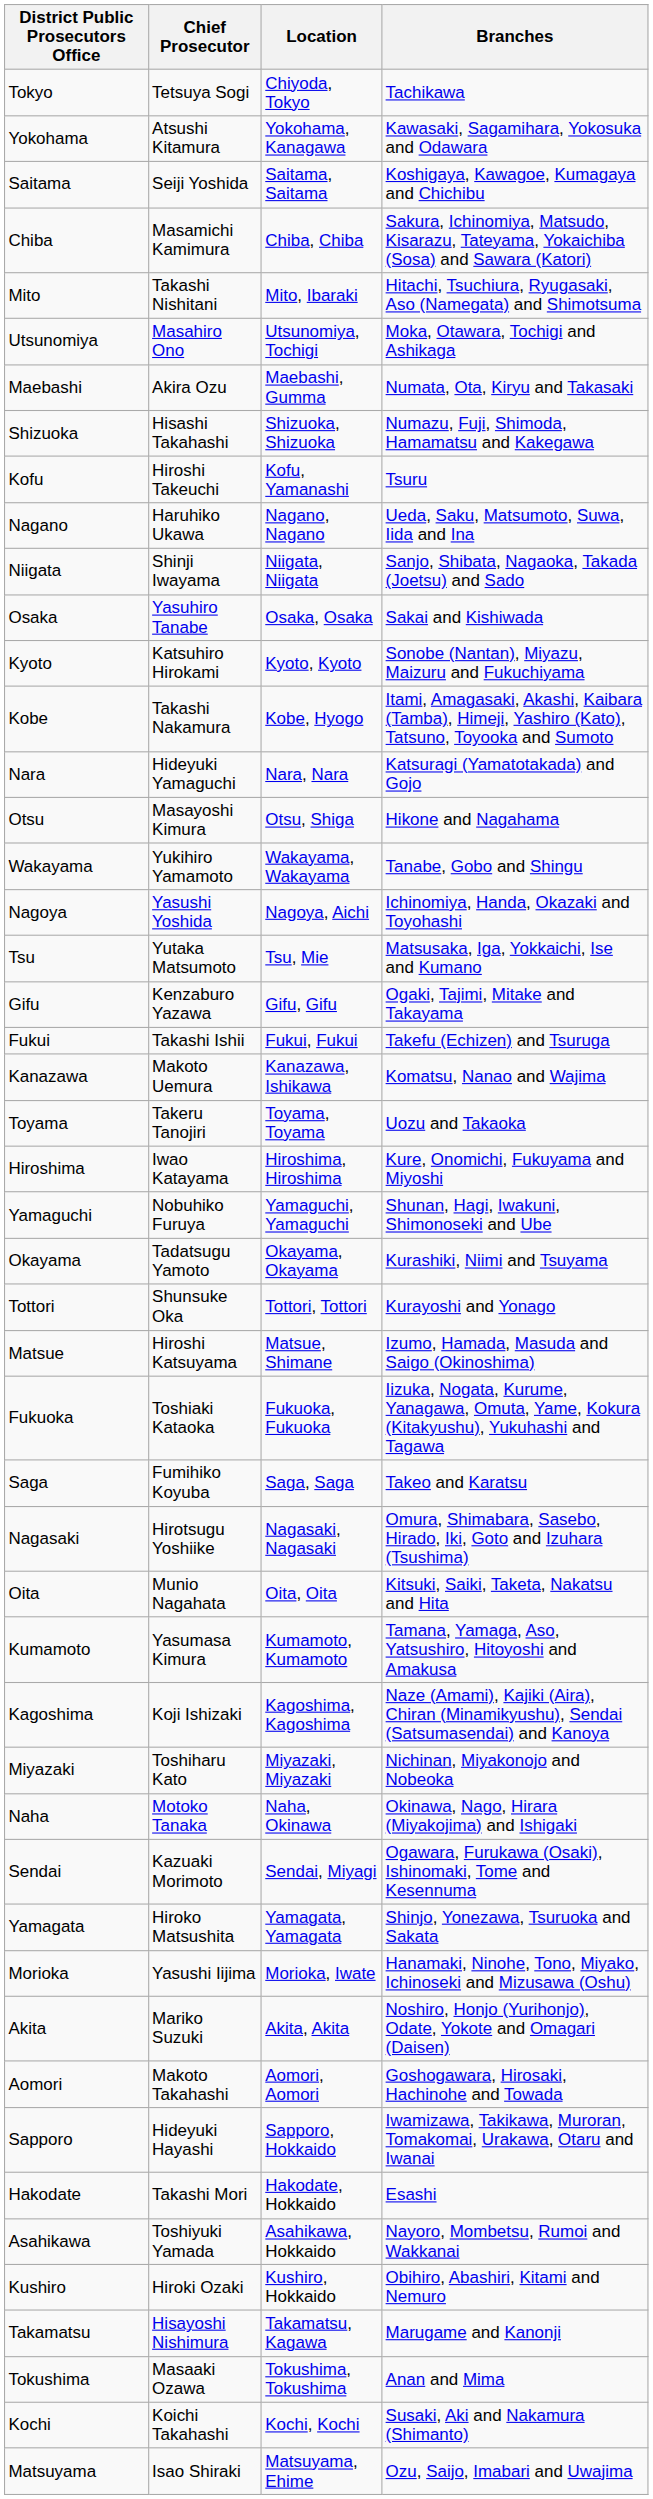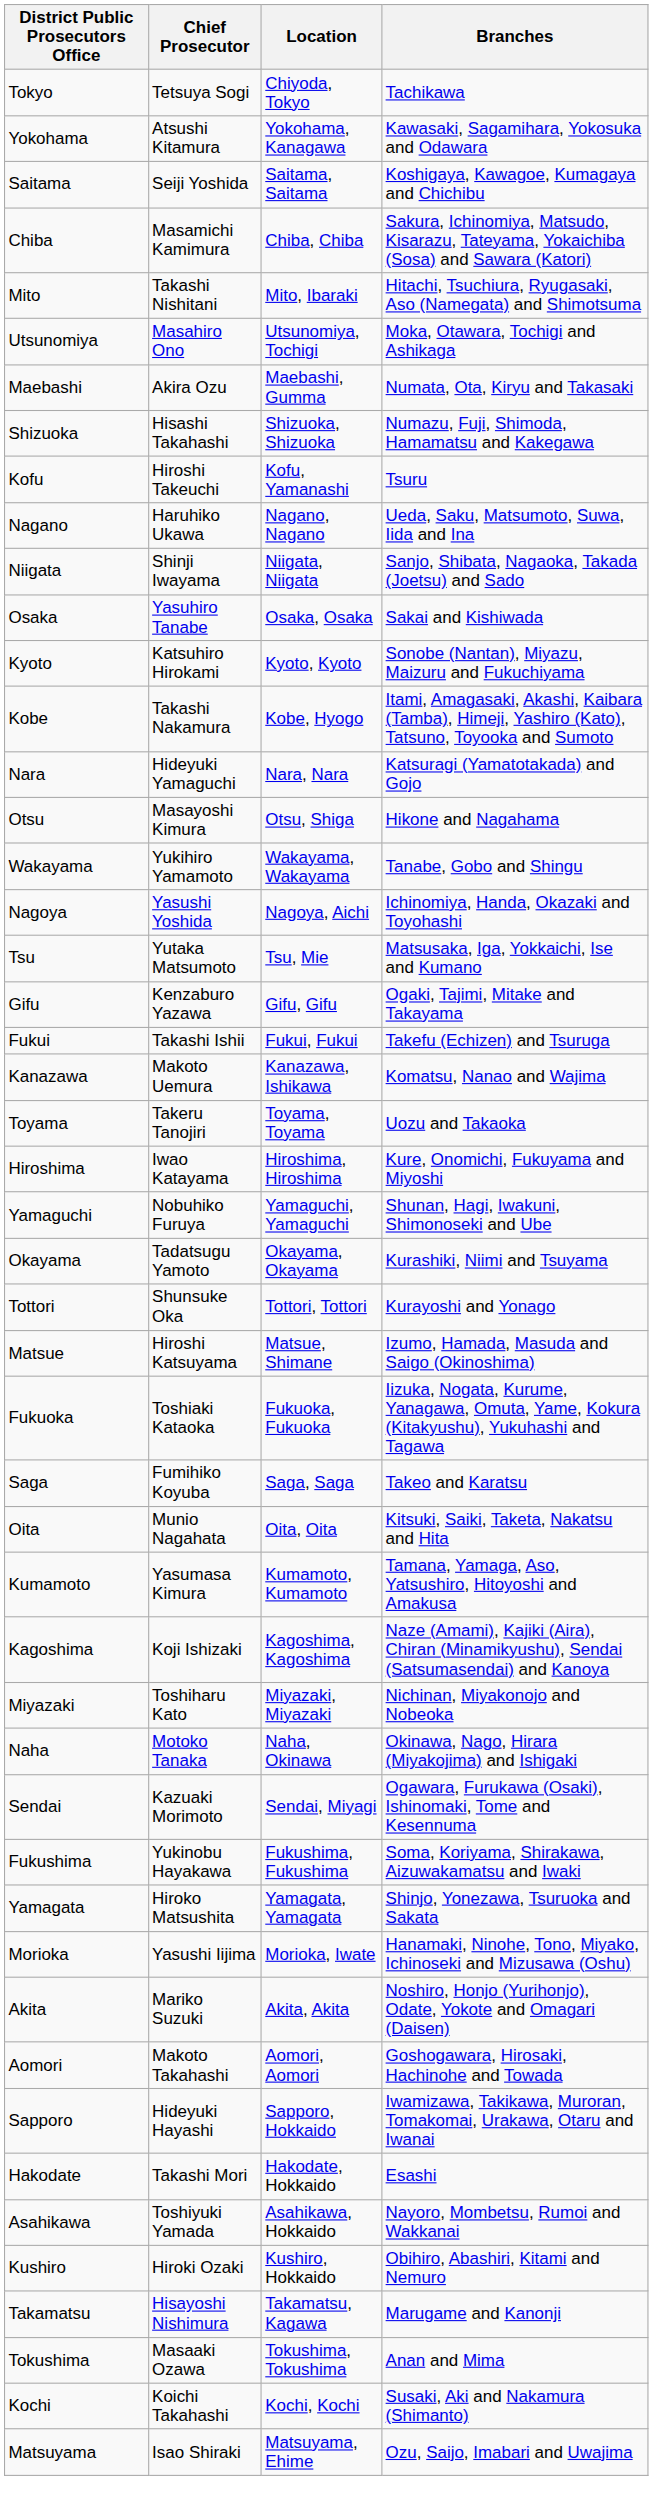- row: (44, 1538)
+ row: (50, 1862)
